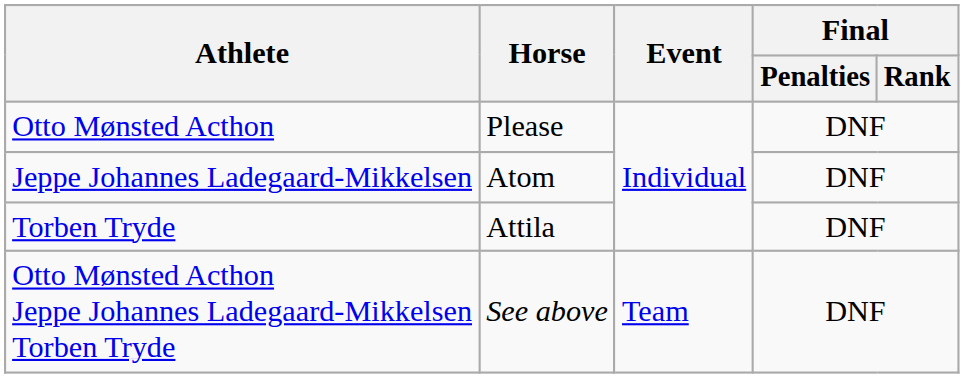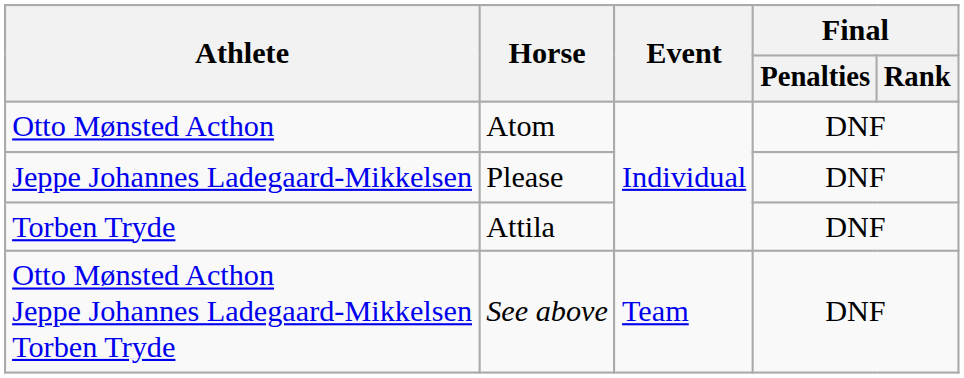(525, 126) Please -> (521, 126) Atom
(521, 176) Atom -> (525, 176) Please
